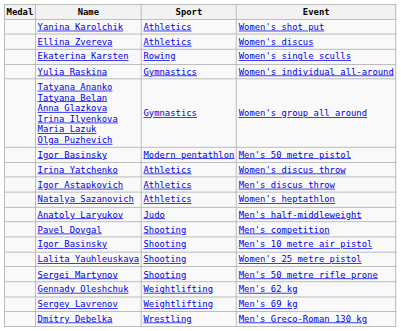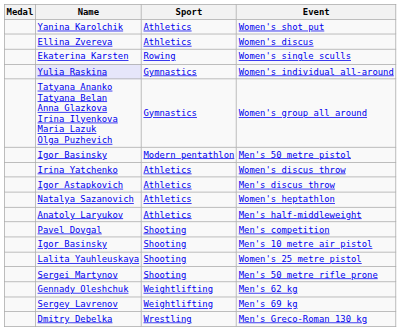(72, 71) no background -> (72, 71) lavender background
(154, 214) Judo -> (168, 214) Athletics
